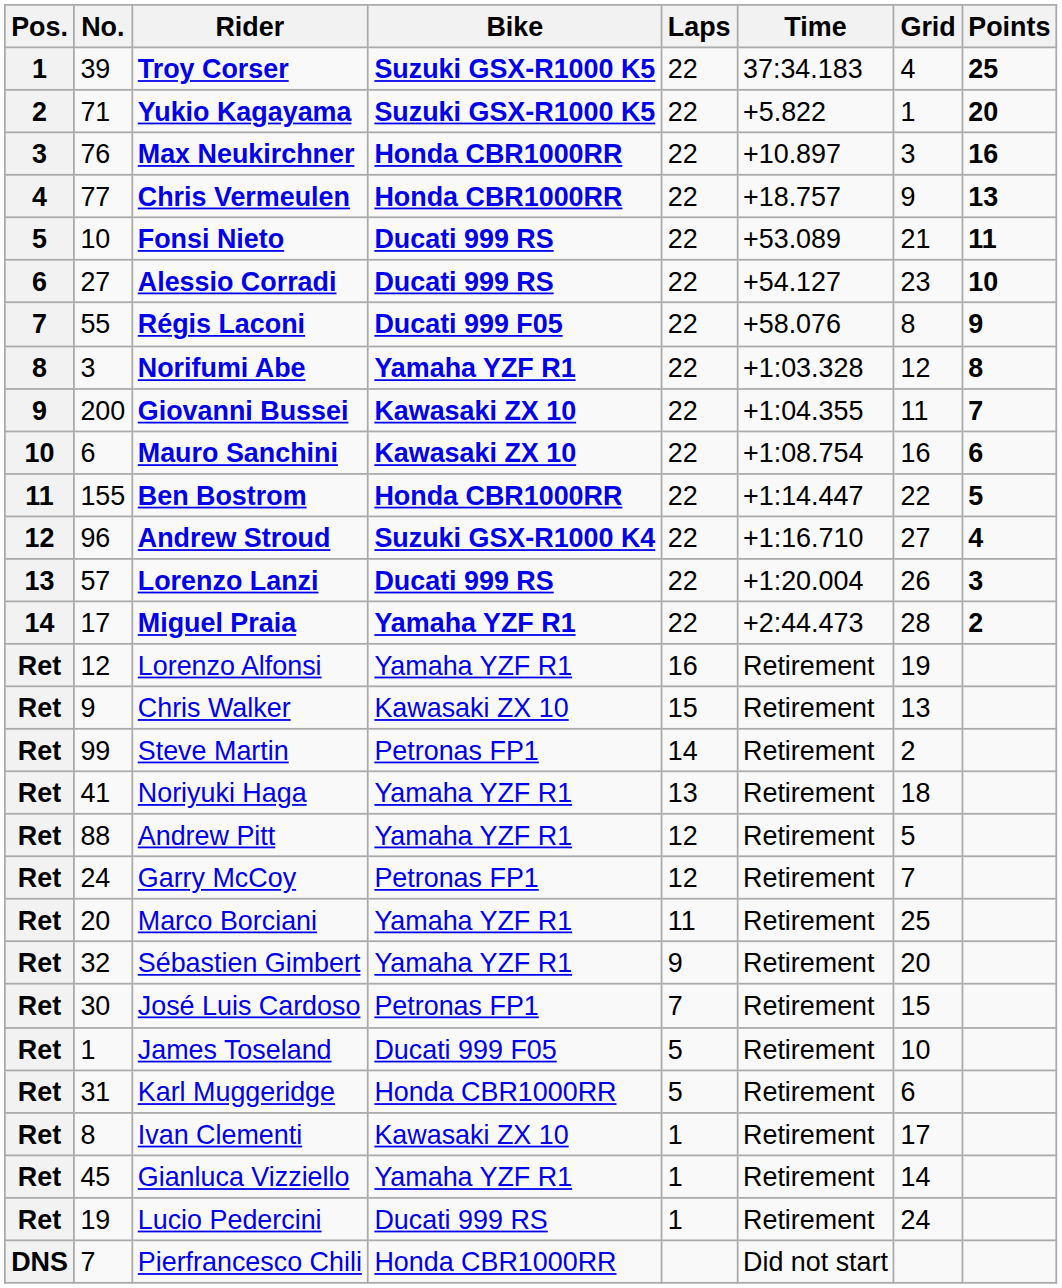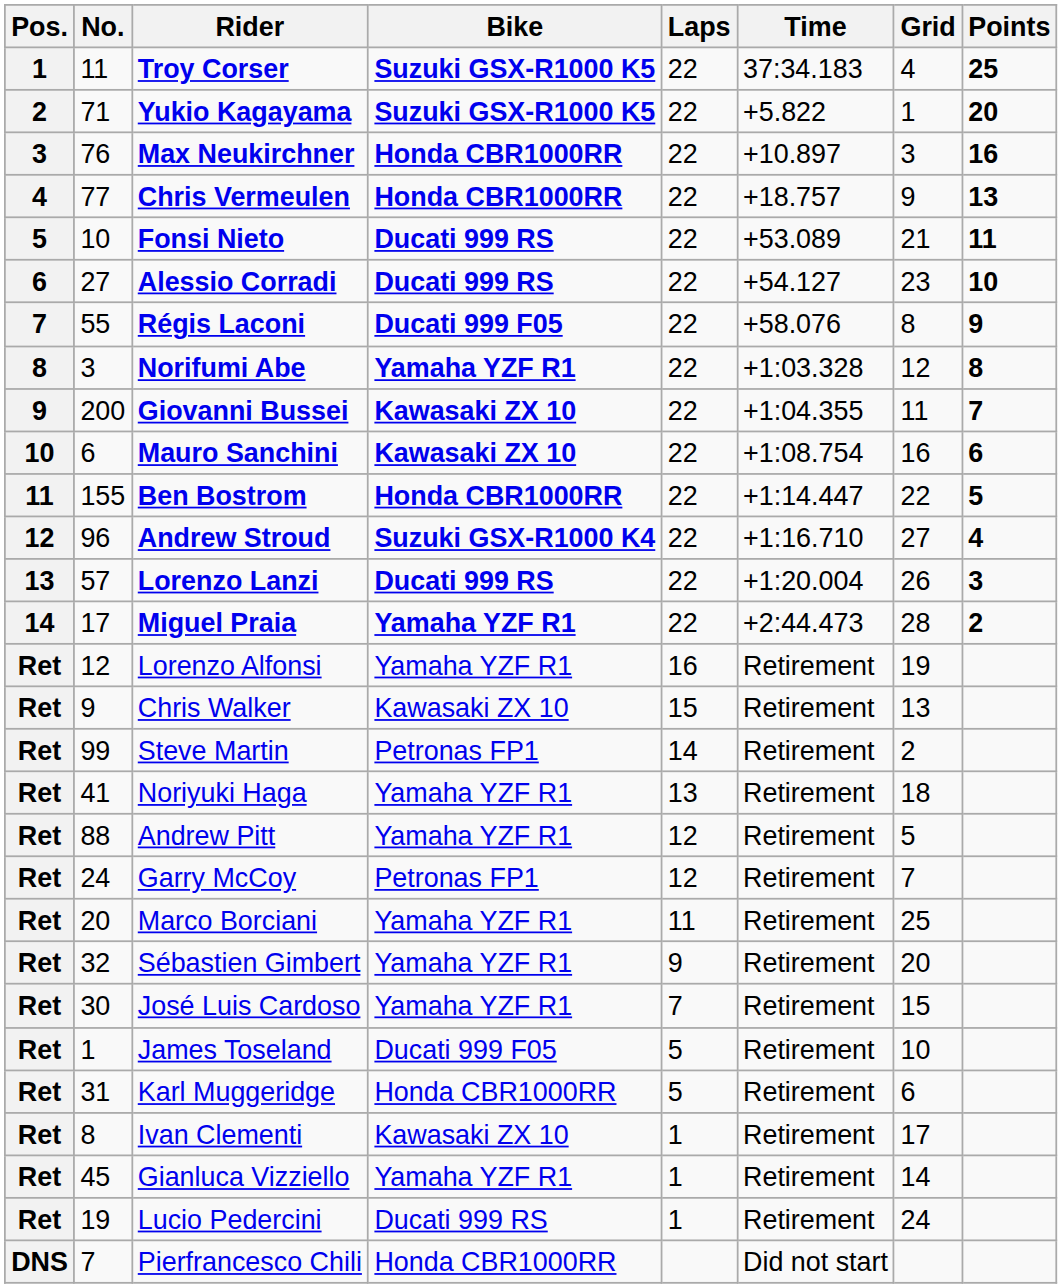(95, 69) 39 -> (94, 69) 11
(457, 1006) Petronas FP1 -> (473, 1006) Yamaha YZF R1
